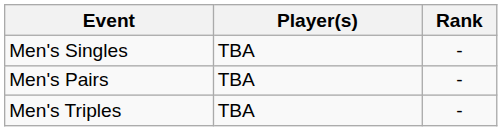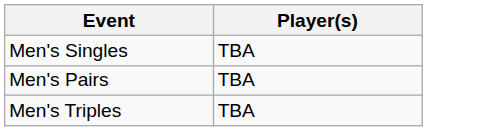- column: (459, 20)
